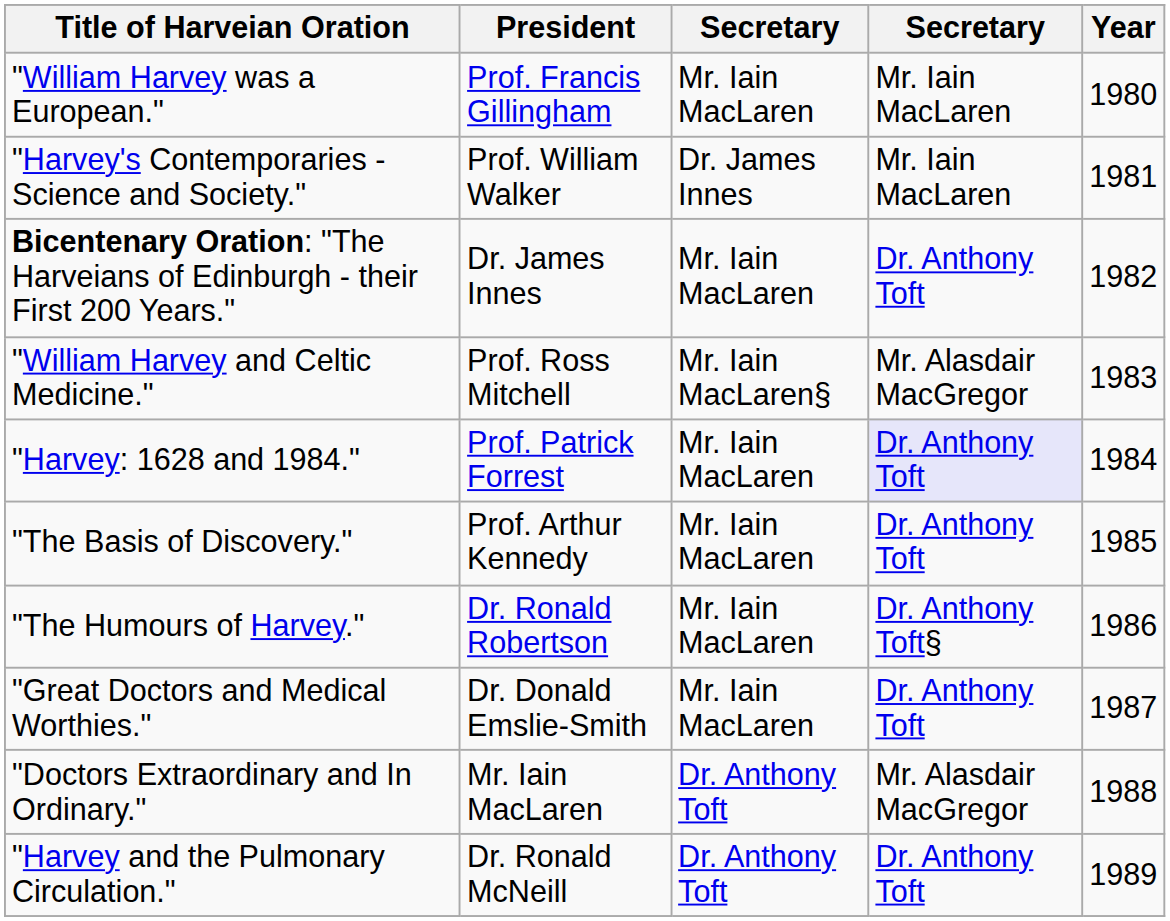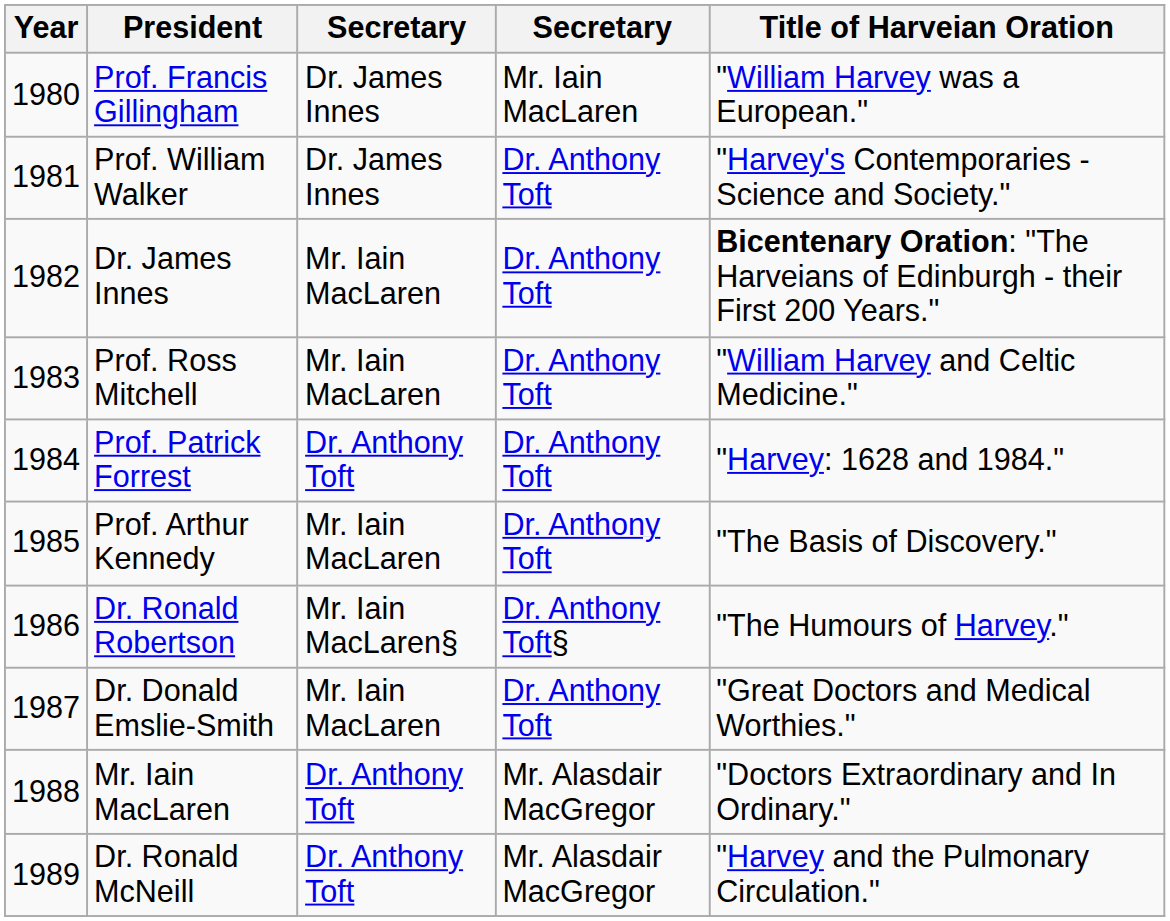columns swapped: (1123, 28) <-> (232, 28)
(746, 94) Mr. Iain MacLaren -> (374, 94) Dr. James Innes
(943, 177) Mr. Iain MacLaren -> (581, 177) Dr. Anthony Toft
(755, 377) Mr. Iain MacLaren§ -> (373, 377) Mr. Iain MacLaren
(955, 377) Mr. Alasdair MacGregor -> (581, 377) Dr. Anthony Toft
(746, 460) Mr. Iain MacLaren -> (384, 460) Dr. Anthony Toft
(954, 460) lavender background -> (581, 460) no background
(746, 625) Mr. Iain MacLaren -> (382, 625) Mr. Iain MacLaren§
(954, 874) Dr. Anthony Toft -> (582, 874) Mr. Alasdair MacGregor
